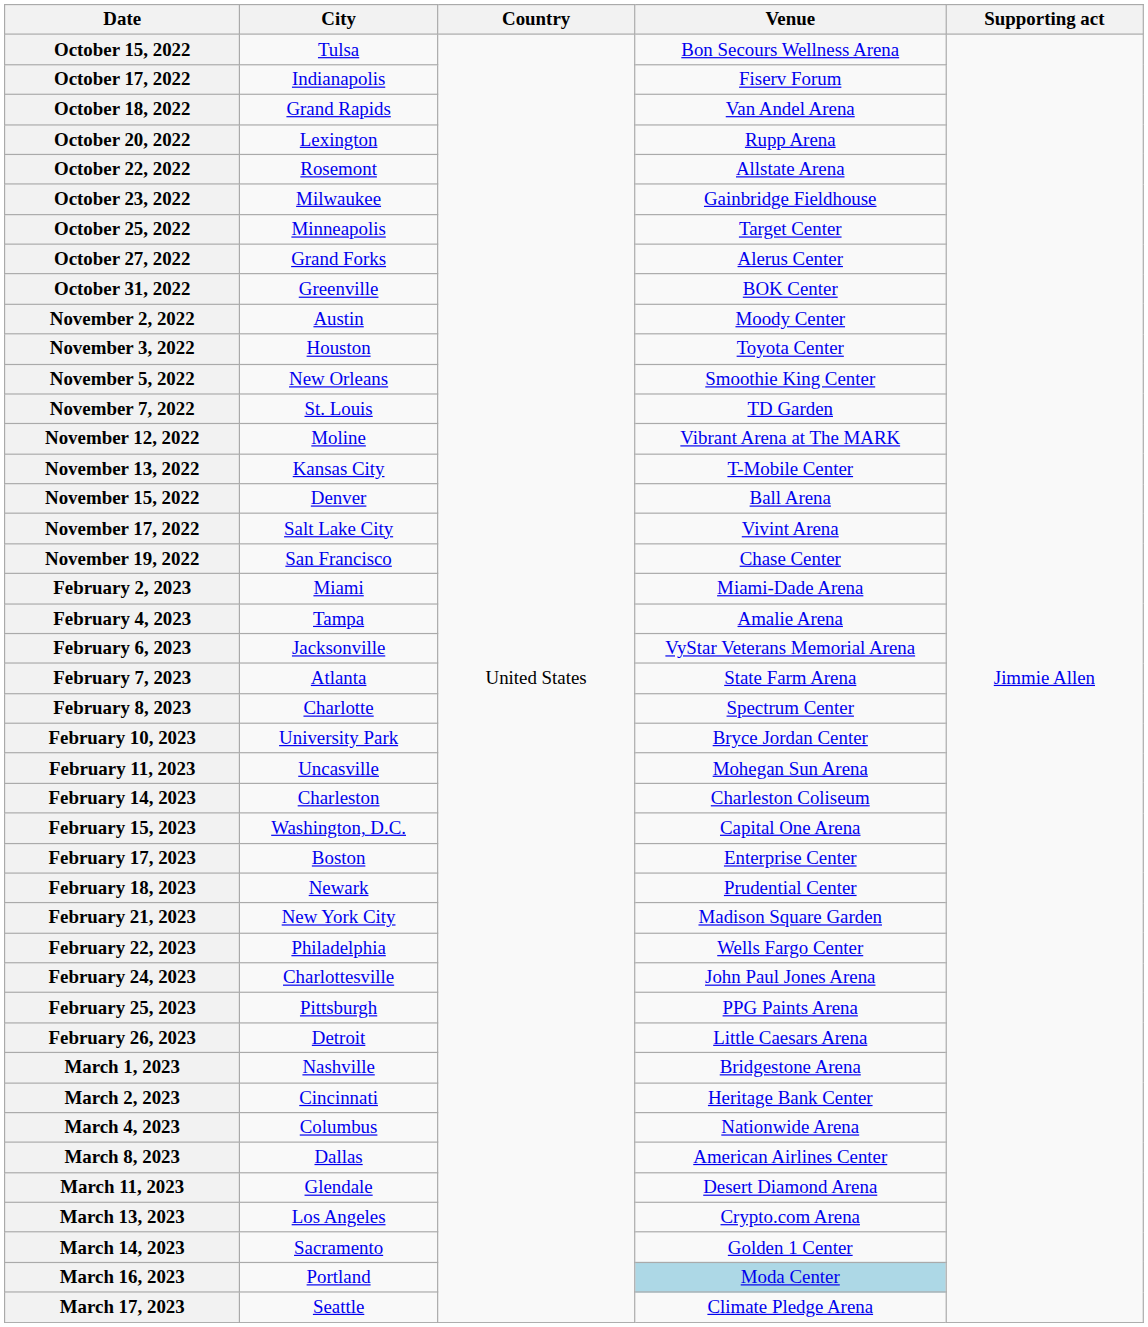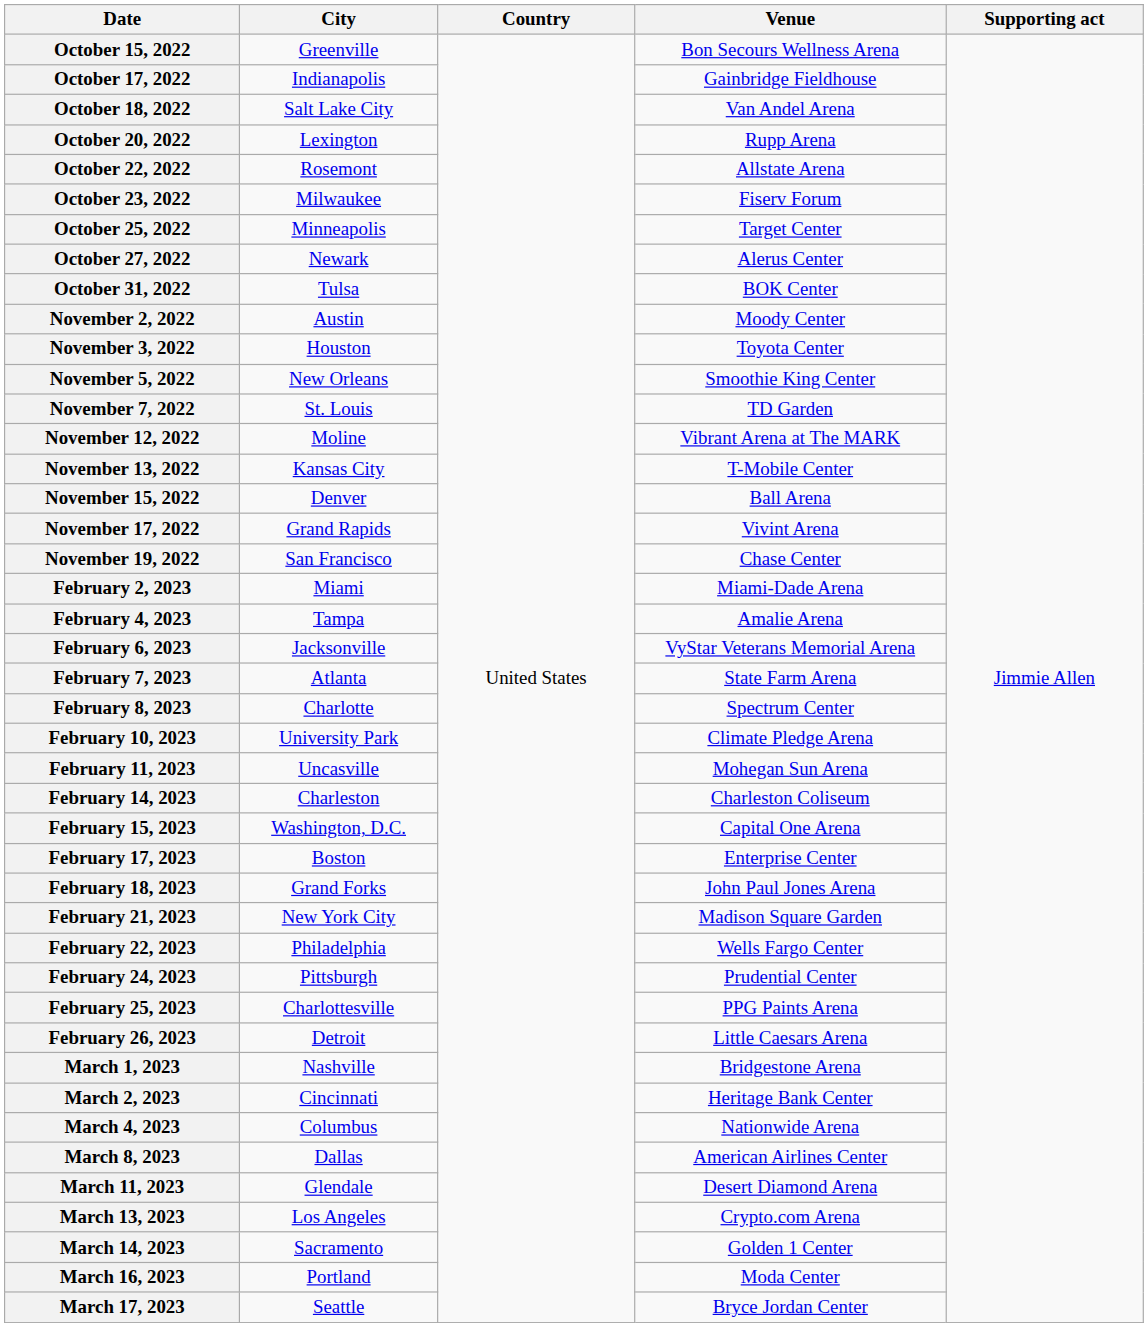(339, 49) Tulsa -> (339, 49) Greenville
(790, 79) Fiserv Forum -> (790, 79) Gainbridge Fieldhouse
(339, 109) Grand Rapids -> (339, 109) Salt Lake City
(790, 199) Gainbridge Fieldhouse -> (790, 199) Fiserv Forum
(339, 259) Grand Forks -> (339, 259) Newark
(339, 288) Greenville -> (339, 288) Tulsa
(339, 528) Salt Lake City -> (339, 528) Grand Rapids
(790, 738) Bryce Jordan Center -> (790, 738) Climate Pledge Arena
(339, 887) Newark -> (339, 887) Grand Forks
(790, 887) Prudential Center -> (790, 887) John Paul Jones Arena
(339, 977) Charlottesville -> (339, 977) Pittsburgh
(790, 977) John Paul Jones Arena -> (790, 977) Prudential Center
(339, 1007) Pittsburgh -> (339, 1007) Charlottesville
(790, 1277) lightblue background -> (790, 1277) no background
(790, 1306) Climate Pledge Arena -> (790, 1306) Bryce Jordan Center
